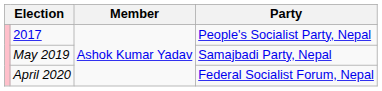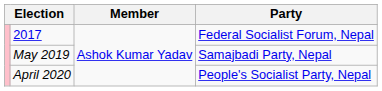(285, 34) People's Socialist Party, Nepal -> (286, 34) Federal Socialist Forum, Nepal
(286, 75) Federal Socialist Forum, Nepal -> (285, 75) People's Socialist Party, Nepal
